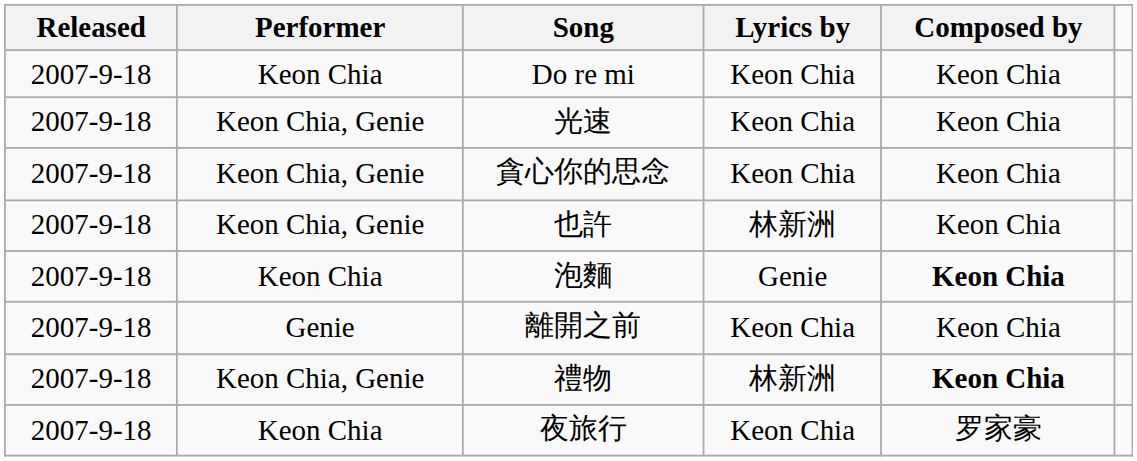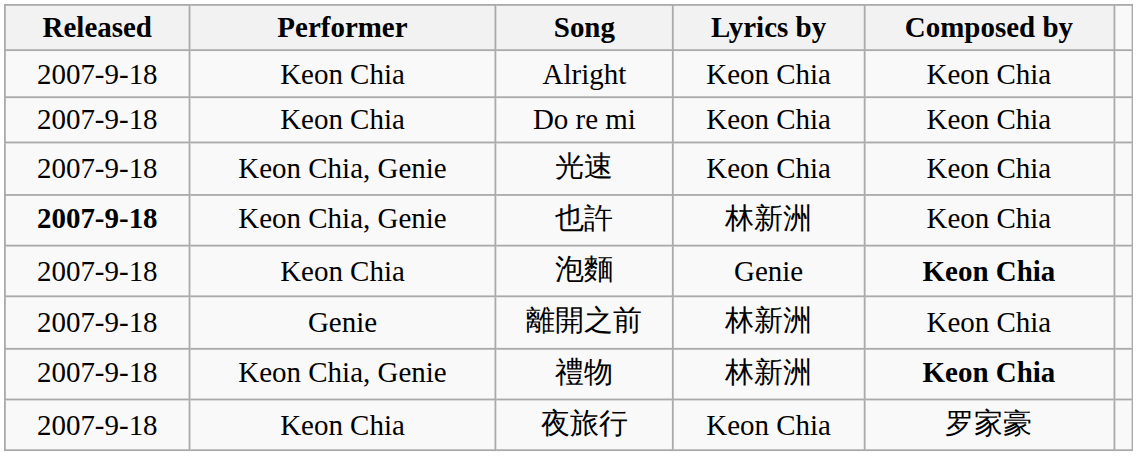+ row: (584, 73)
- row: (583, 172)
(91, 224) normal -> (97, 219) bold
(793, 327) Keon Chia -> (769, 321) 林新洲
